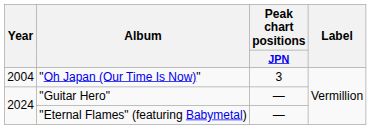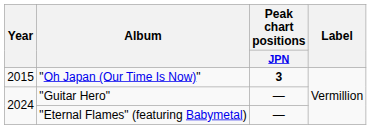(20, 77) 2004 -> (20, 77) 2015
(279, 77) normal -> (279, 77) bold
